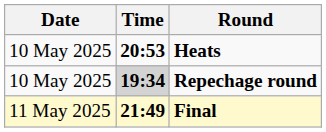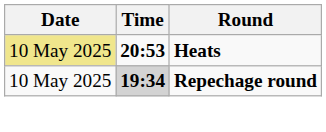(60, 50) no background -> (60, 50) khaki background
- row: (195, 111)
